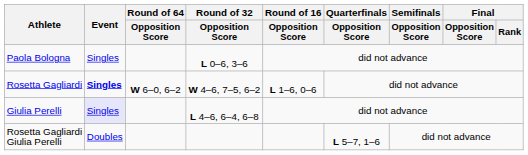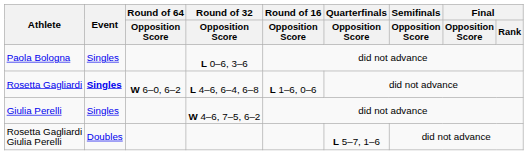(224, 90) W 4–6, 7–5, 6–2 -> (224, 90) L 4–6, 6–4, 6–8
(103, 111) lavender background -> (103, 111) no background
(224, 116) L 4–6, 6–4, 6–8 -> (224, 116) W 4–6, 7–5, 6–2
